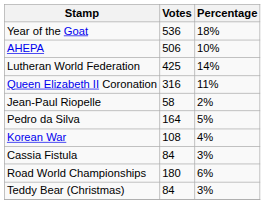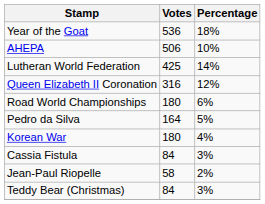(208, 84) 11% -> (208, 84) 12%
rows swapped: (77, 173) <-> (54, 102)
(171, 137) 108 -> (171, 137) 180
